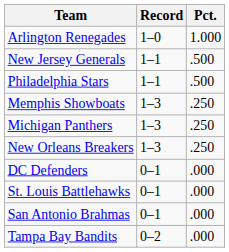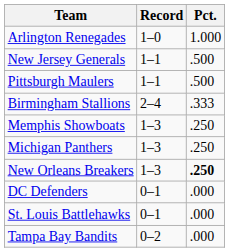- row: (58, 81)
+ row: (61, 81)
+ row: (69, 103)
(202, 147) normal -> (202, 170) bold
- row: (69, 214)
